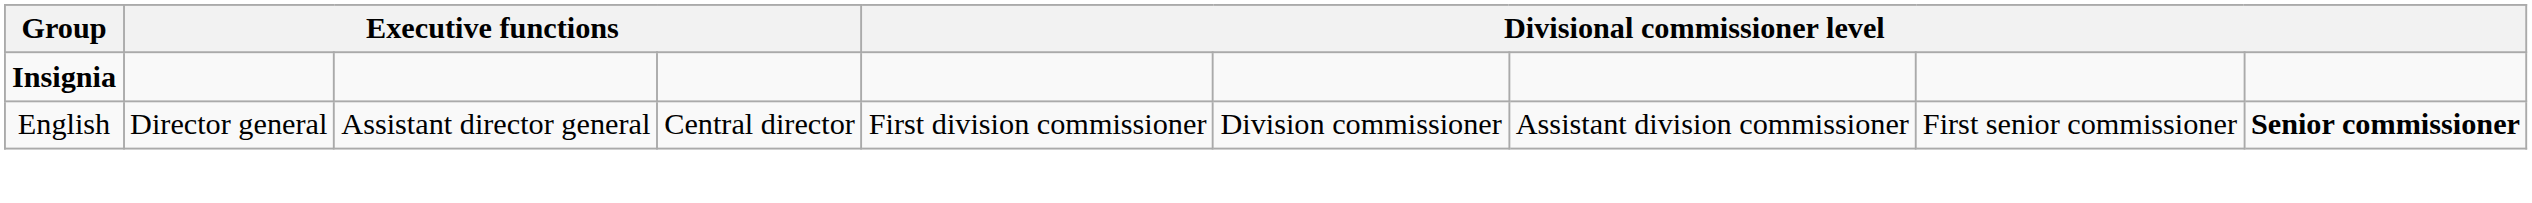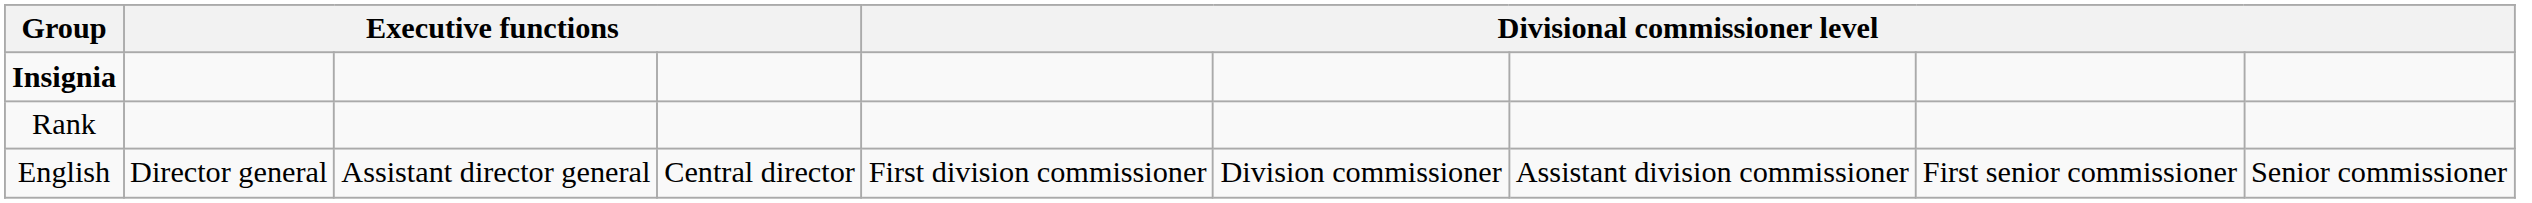+ row: (64, 124)
(2385, 124) bold -> (2379, 172) normal
